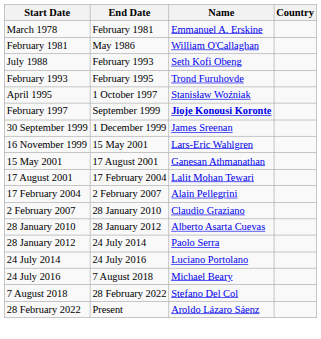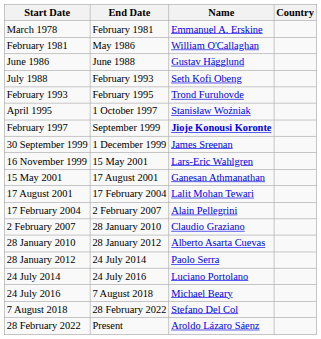+ row: (28, 62)
